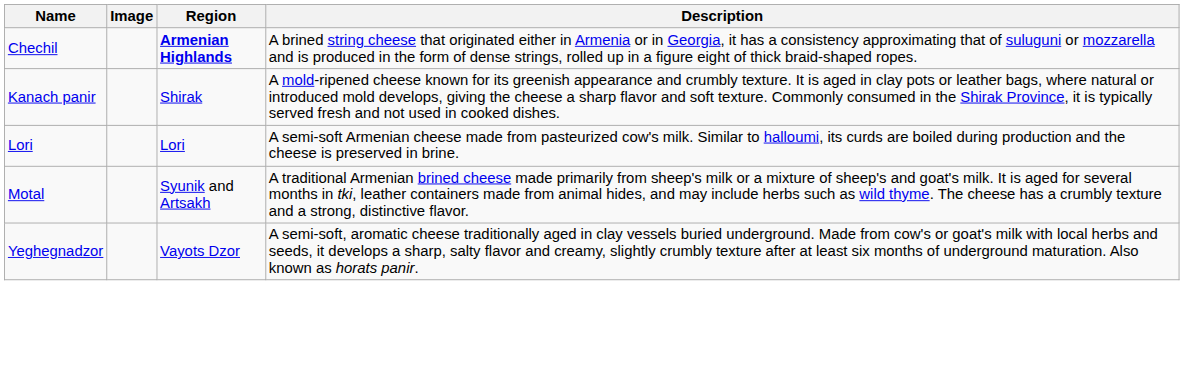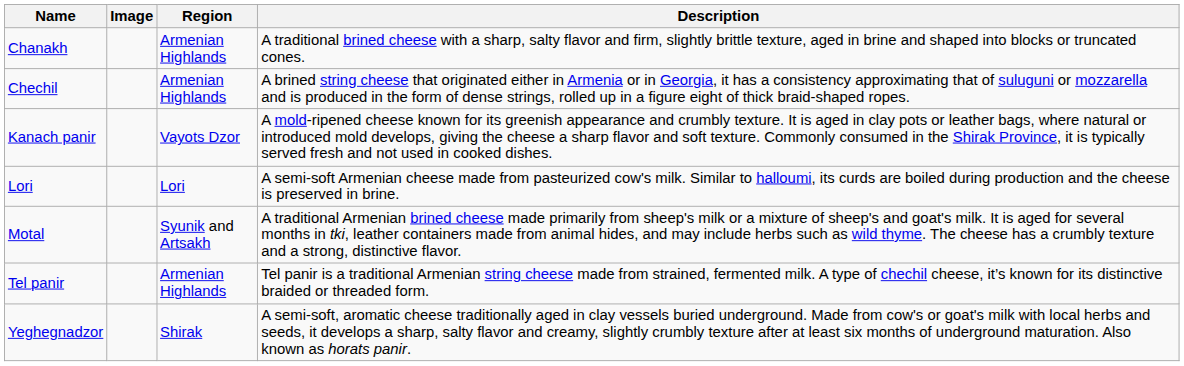+ row: (38, 48)
(196, 48) bold -> (193, 88) normal
(181, 96) Shirak -> (200, 137) Vayots Dzor
+ row: (36, 283)
(200, 251) Vayots Dzor -> (181, 332) Shirak
